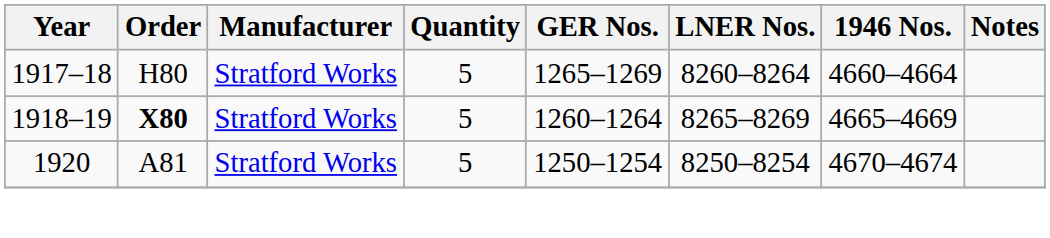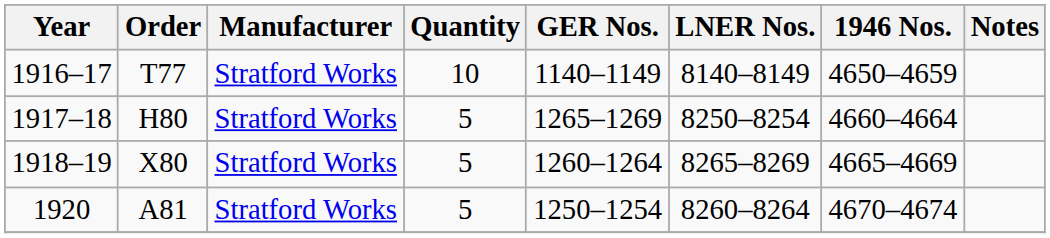+ row: (62, 72)
(745, 72) 8260–8264 -> (745, 118) 8250–8254
(163, 118) bold -> (163, 163) normal
(745, 163) 8250–8254 -> (745, 208) 8260–8264
